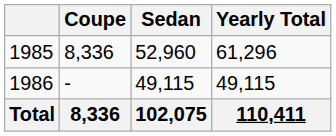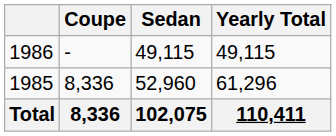rows swapped: (31, 51) <-> (31, 83)
